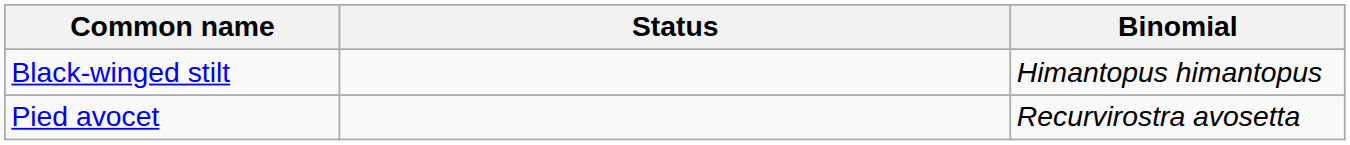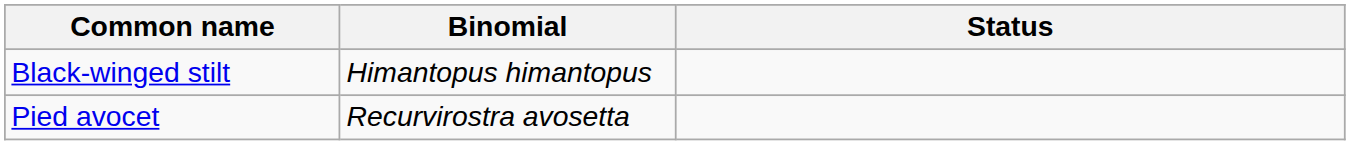columns swapped: (1178, 26) <-> (675, 26)
